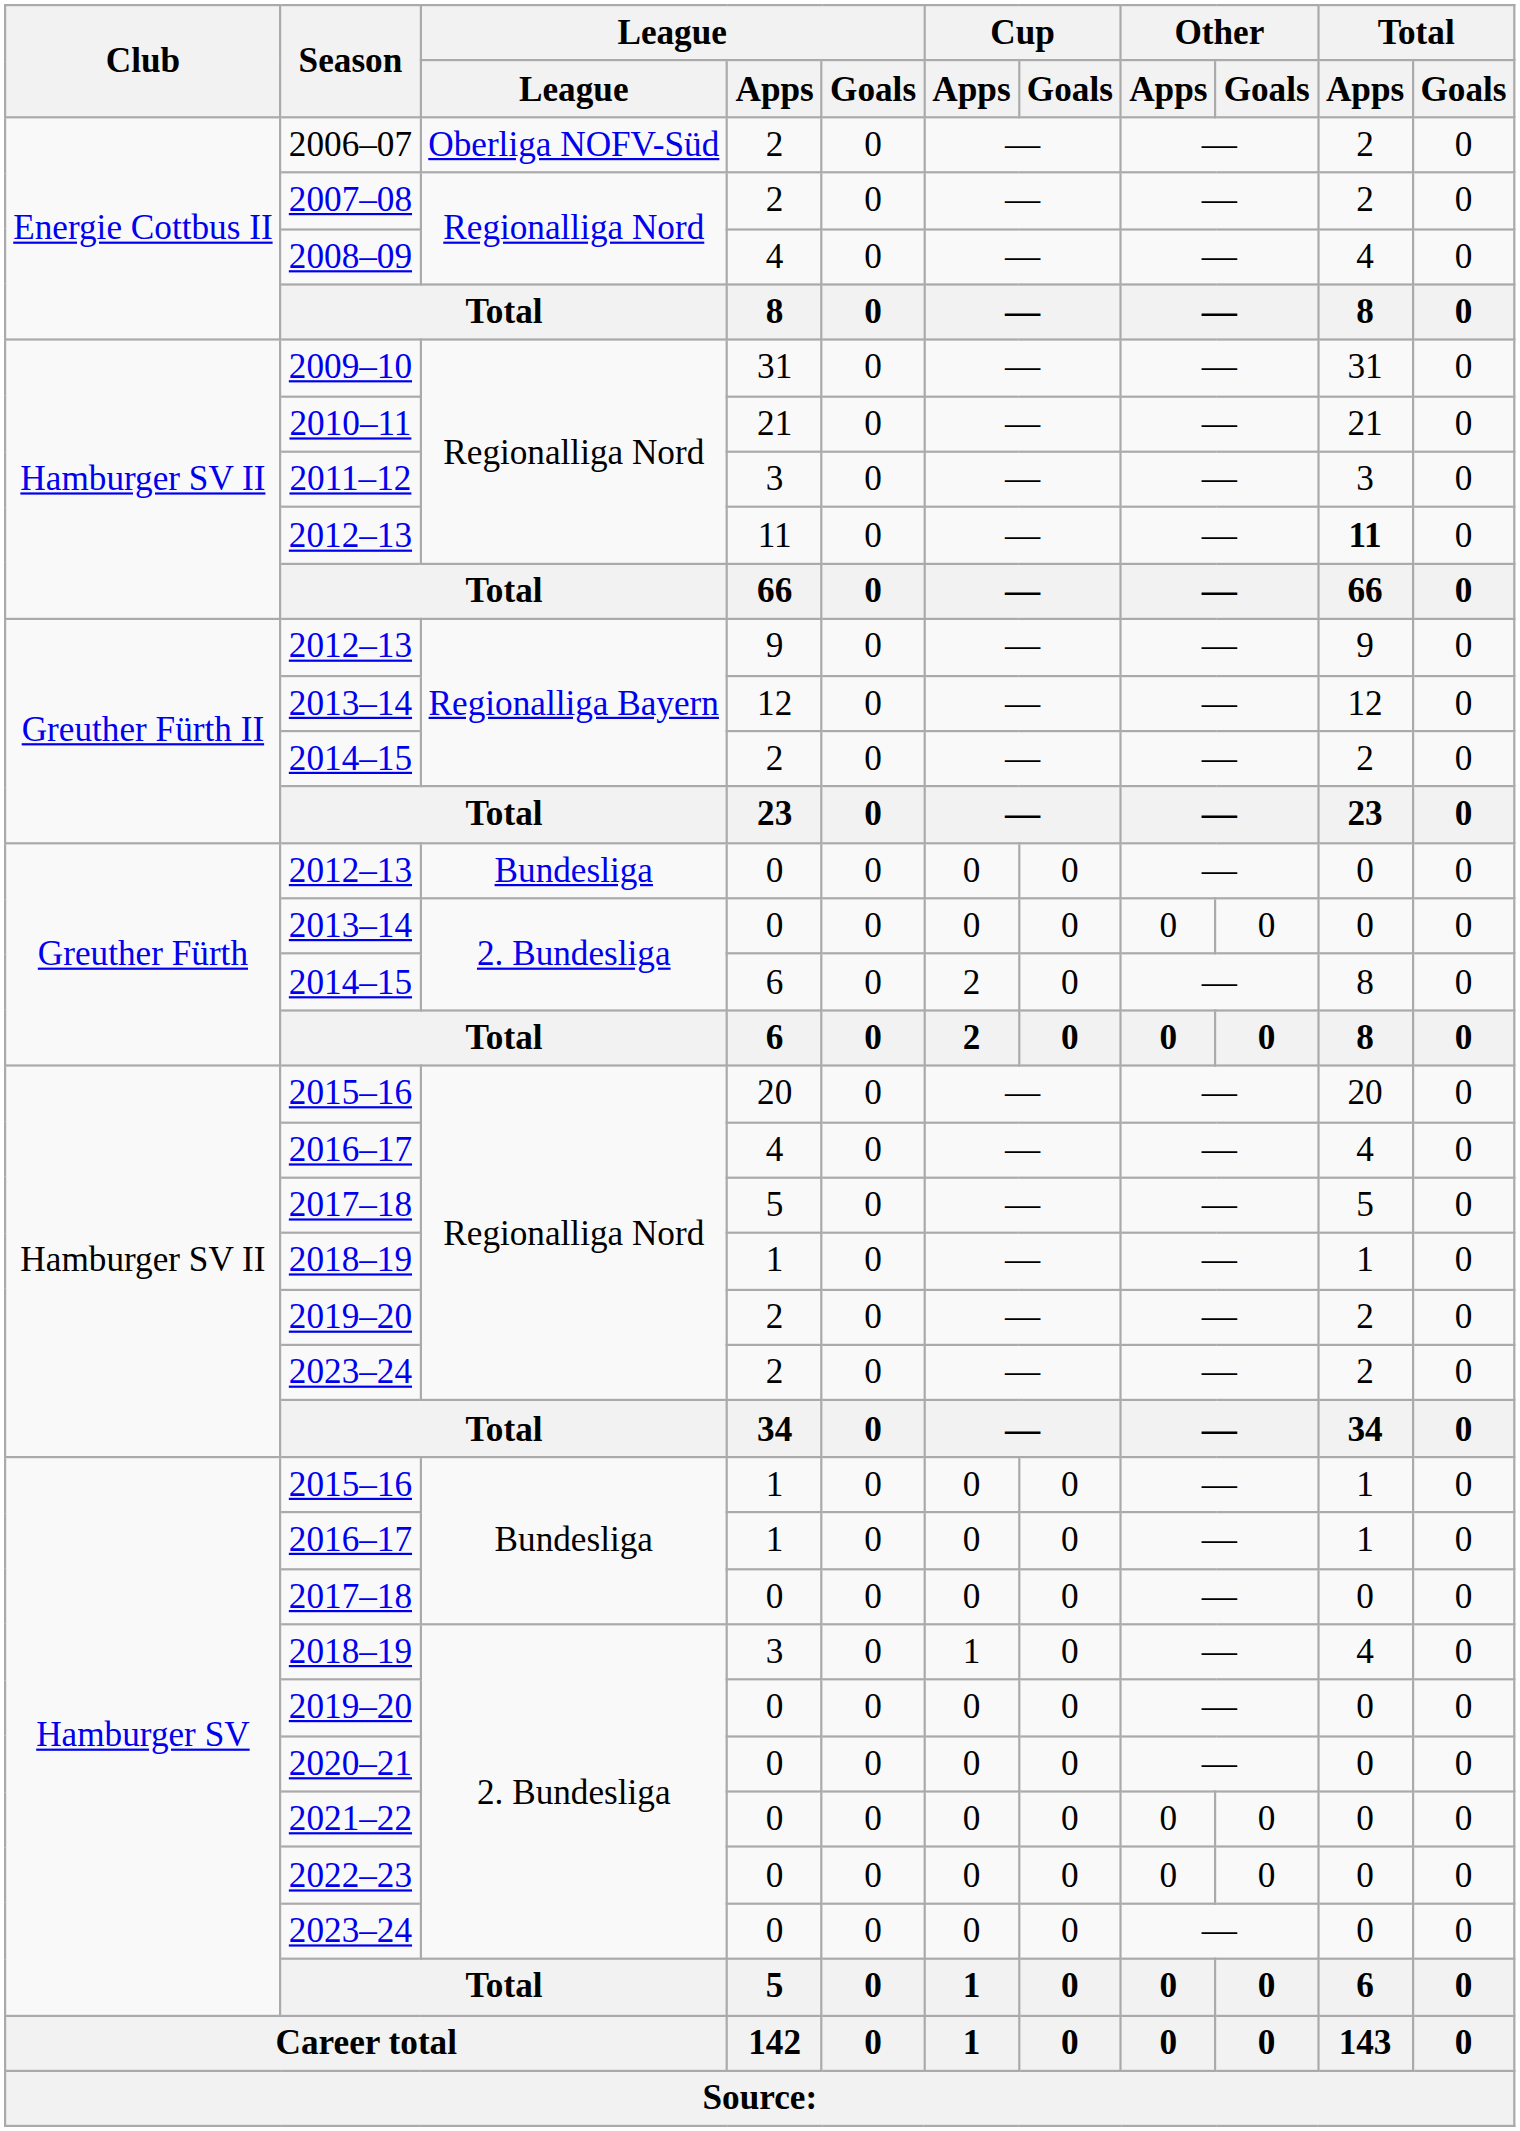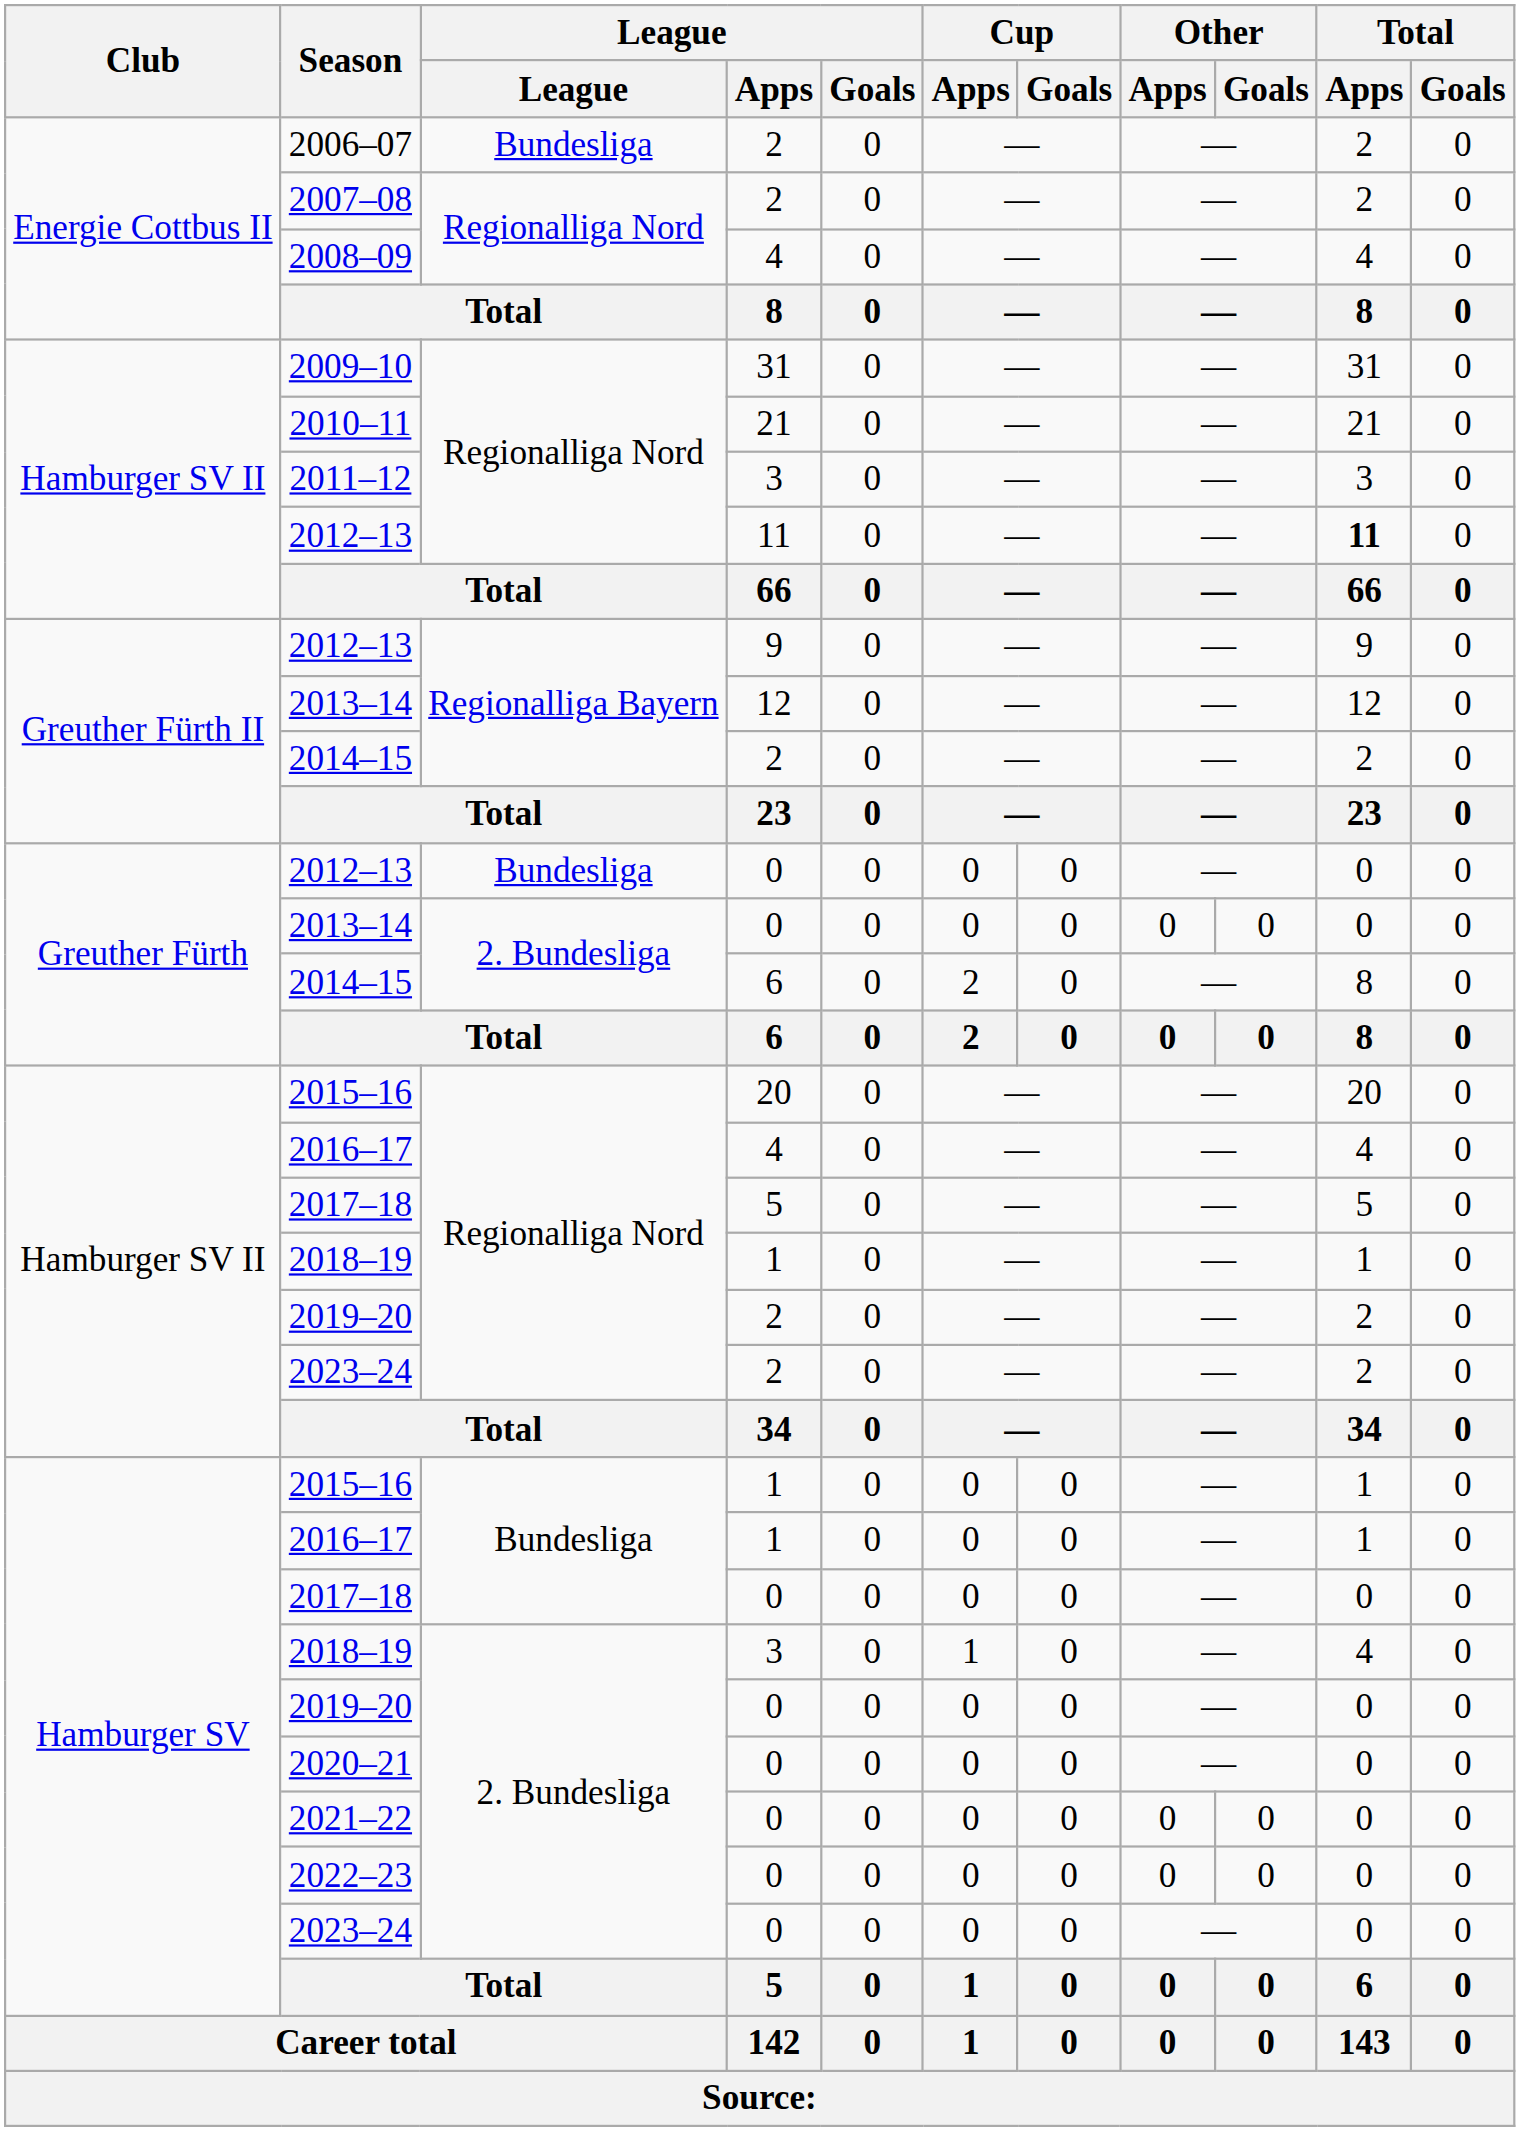(574, 144) Oberliga NOFV-Süd -> (573, 144) Bundesliga
